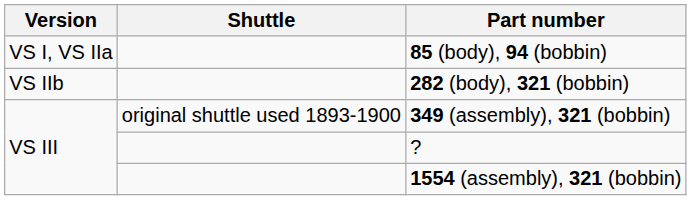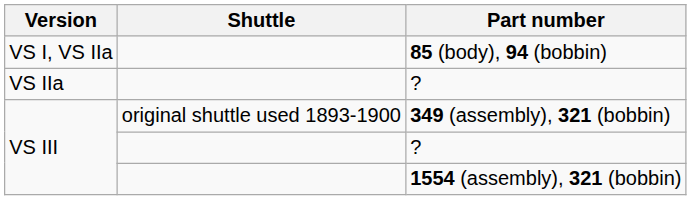+ row: (36, 83)
- row: (36, 83)
